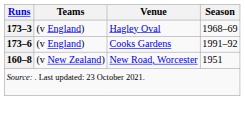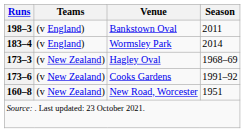+ row: (143, 28)
+ row: (141, 44)
(60, 28) (v England) -> (71, 60) (v New Zealand)
(60, 44) (v England) -> (71, 76) (v New Zealand)
